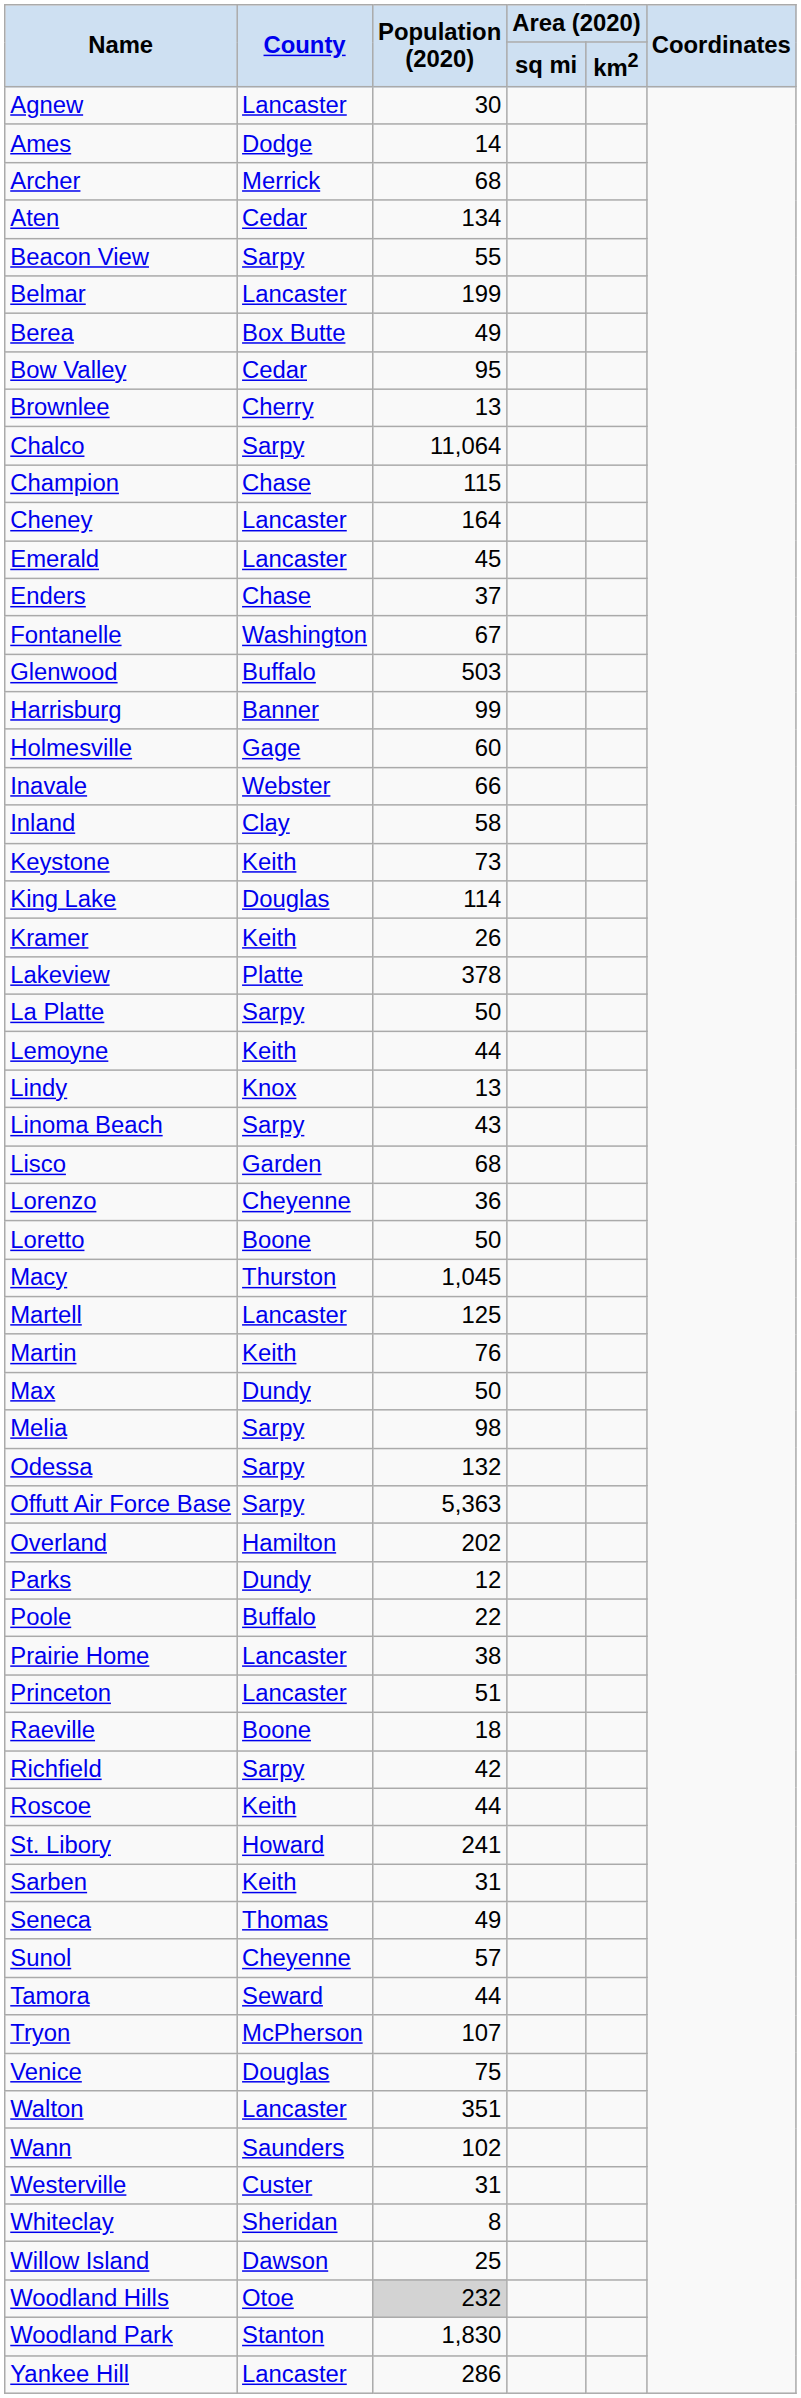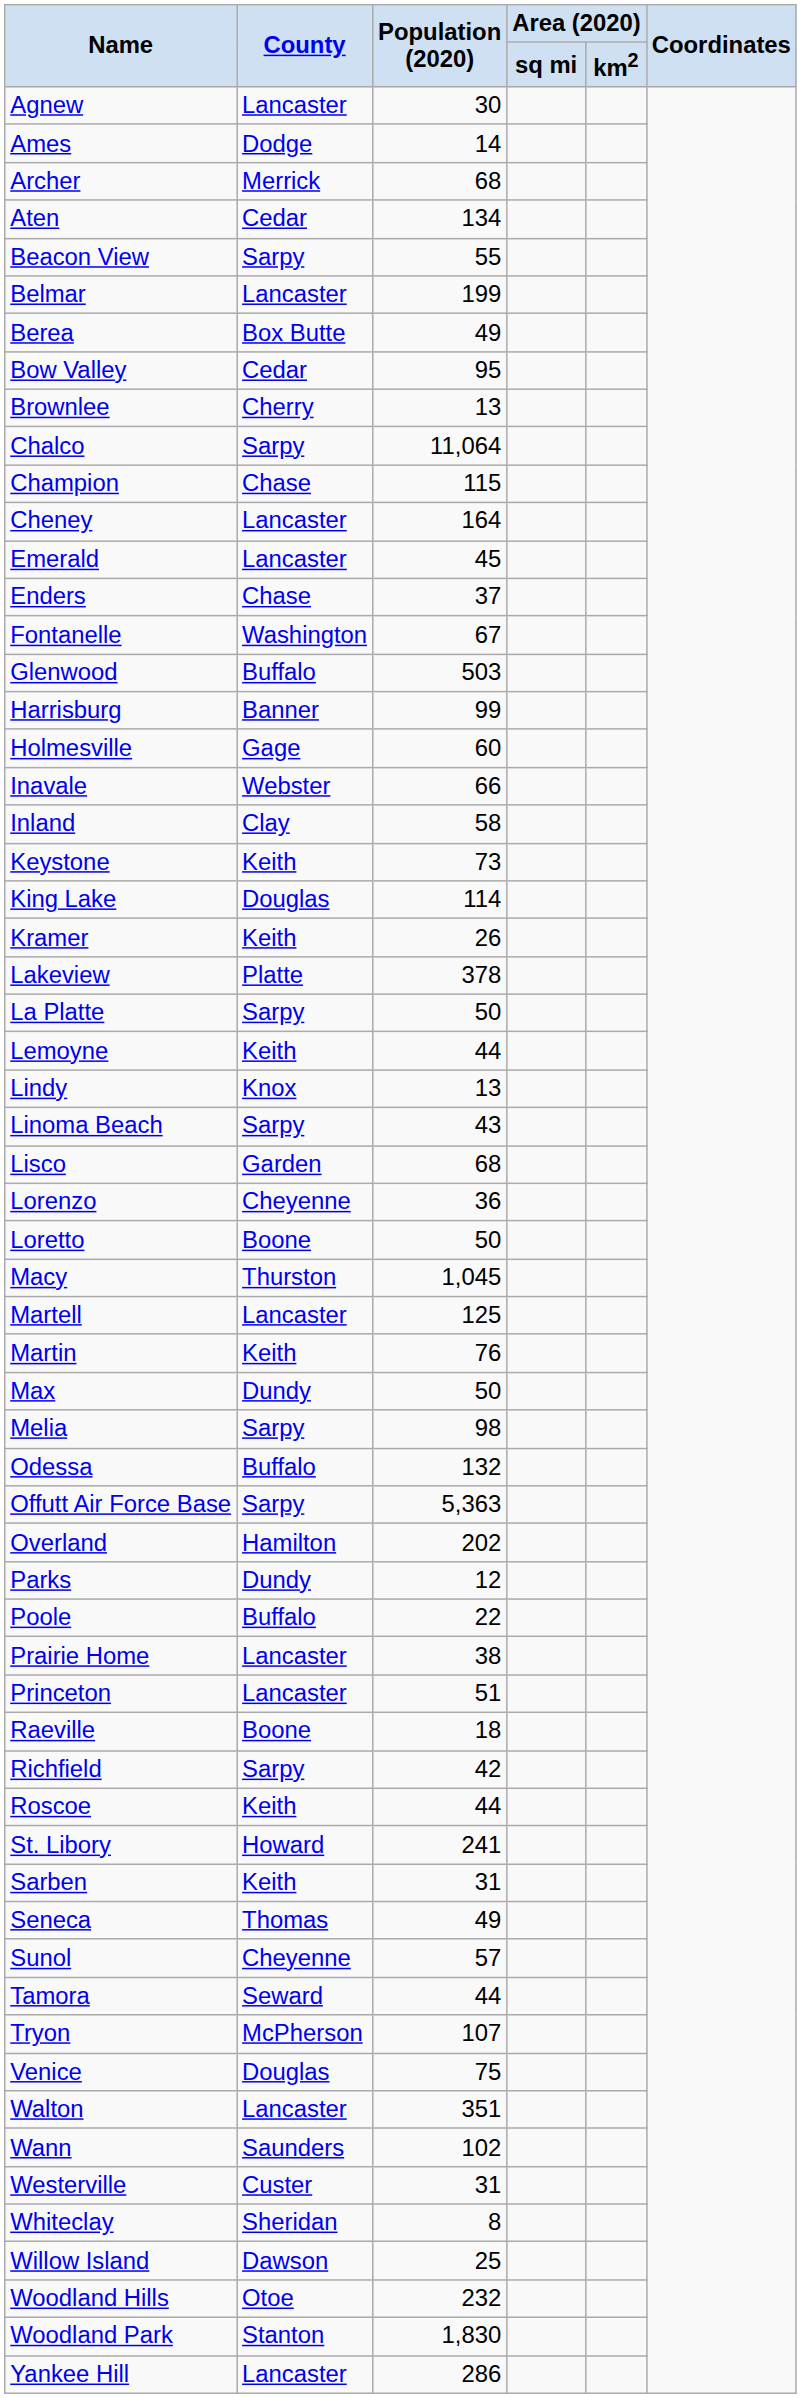(273, 1466) Sarpy -> (279, 1466) Buffalo
(481, 2298) lightgrey background -> (481, 2298) no background
